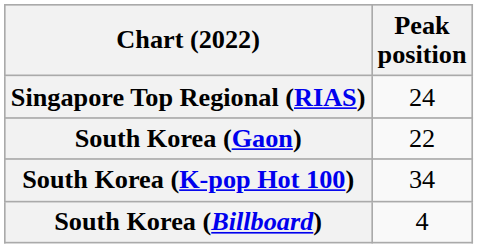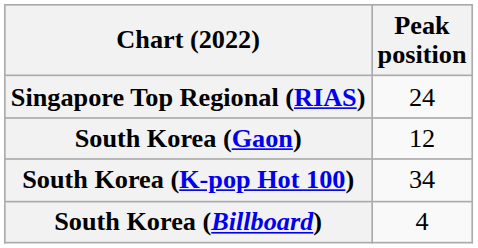(422, 138) 22 -> (422, 138) 12
